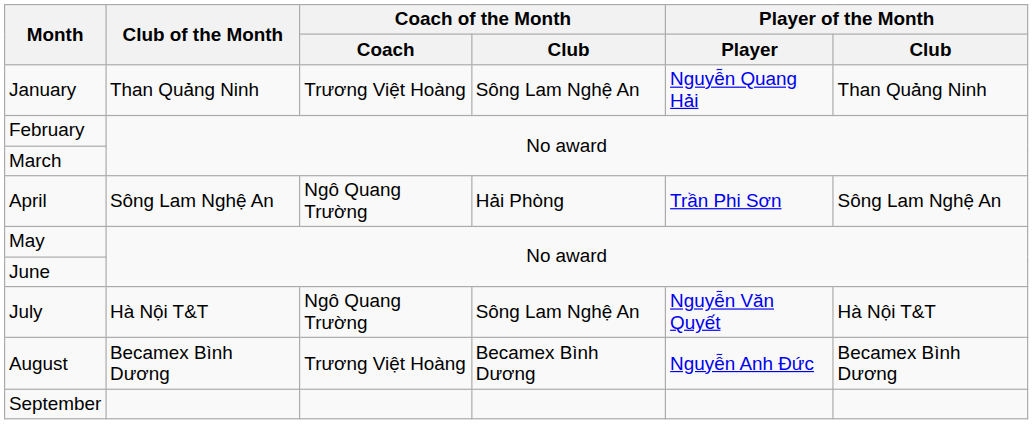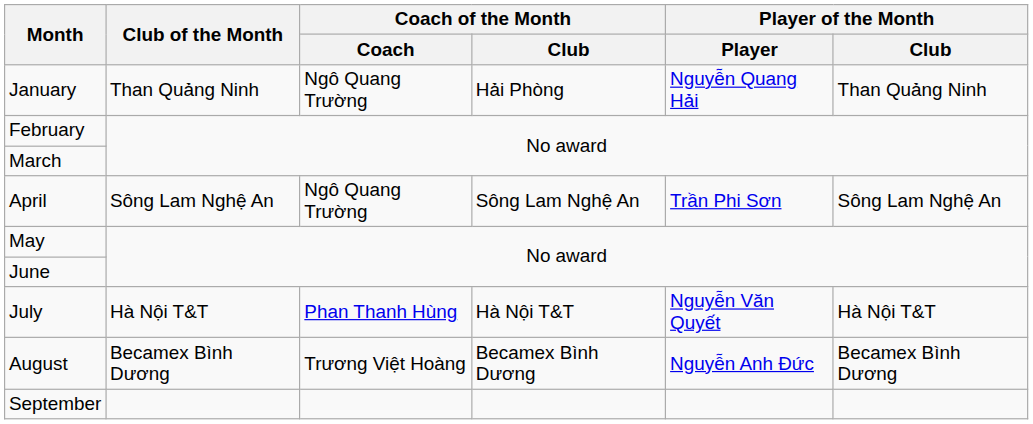(385, 89) Trương Việt Hoàng -> (353, 89) Ngô Quang Trường
(558, 89) Sông Lam Nghệ An -> (520, 89) Hải Phòng
(520, 201) Hải Phòng -> (558, 201) Sông Lam Nghệ An
(353, 312) Ngô Quang Trường -> (381, 312) Phan Thanh Hùng
(558, 312) Sông Lam Nghệ An -> (525, 312) Hà Nội T&T
